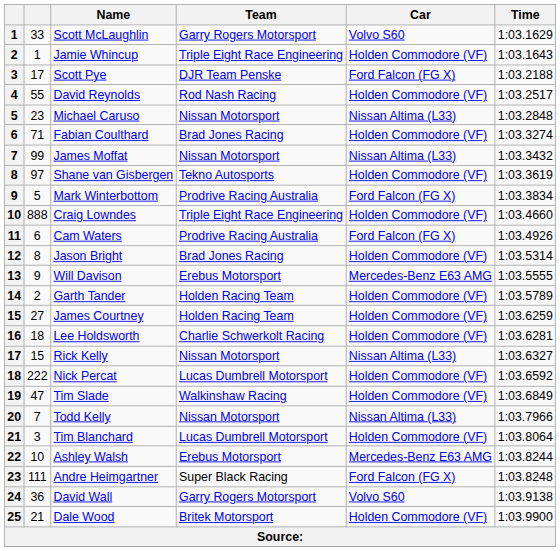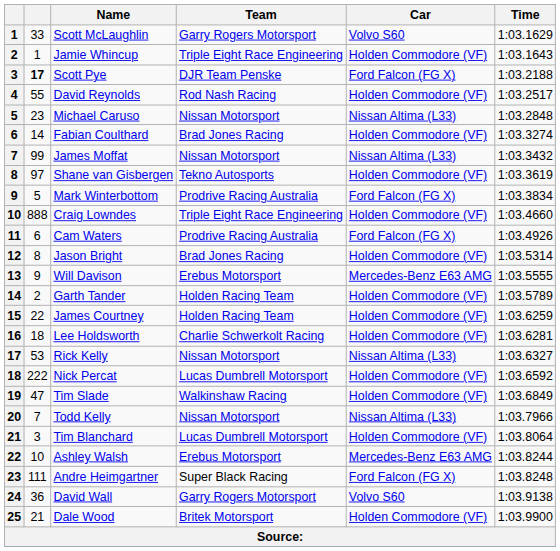(37, 75) normal -> (37, 75) bold
(37, 135) 71 -> (37, 135) 14
(37, 316) 27 -> (37, 316) 22
(37, 356) 15 -> (37, 356) 53
